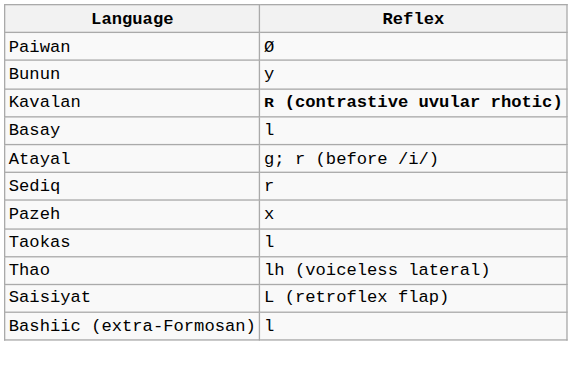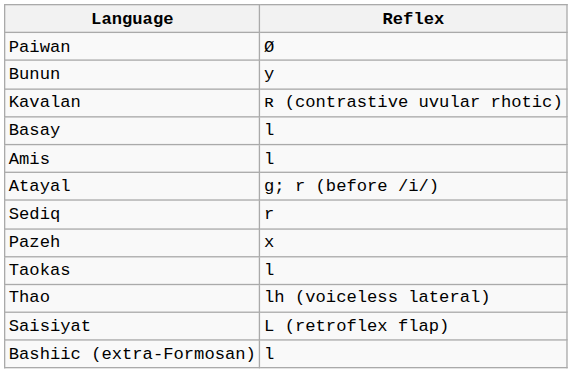(413, 103) bold -> (413, 103) normal
+ row: (29, 158)
